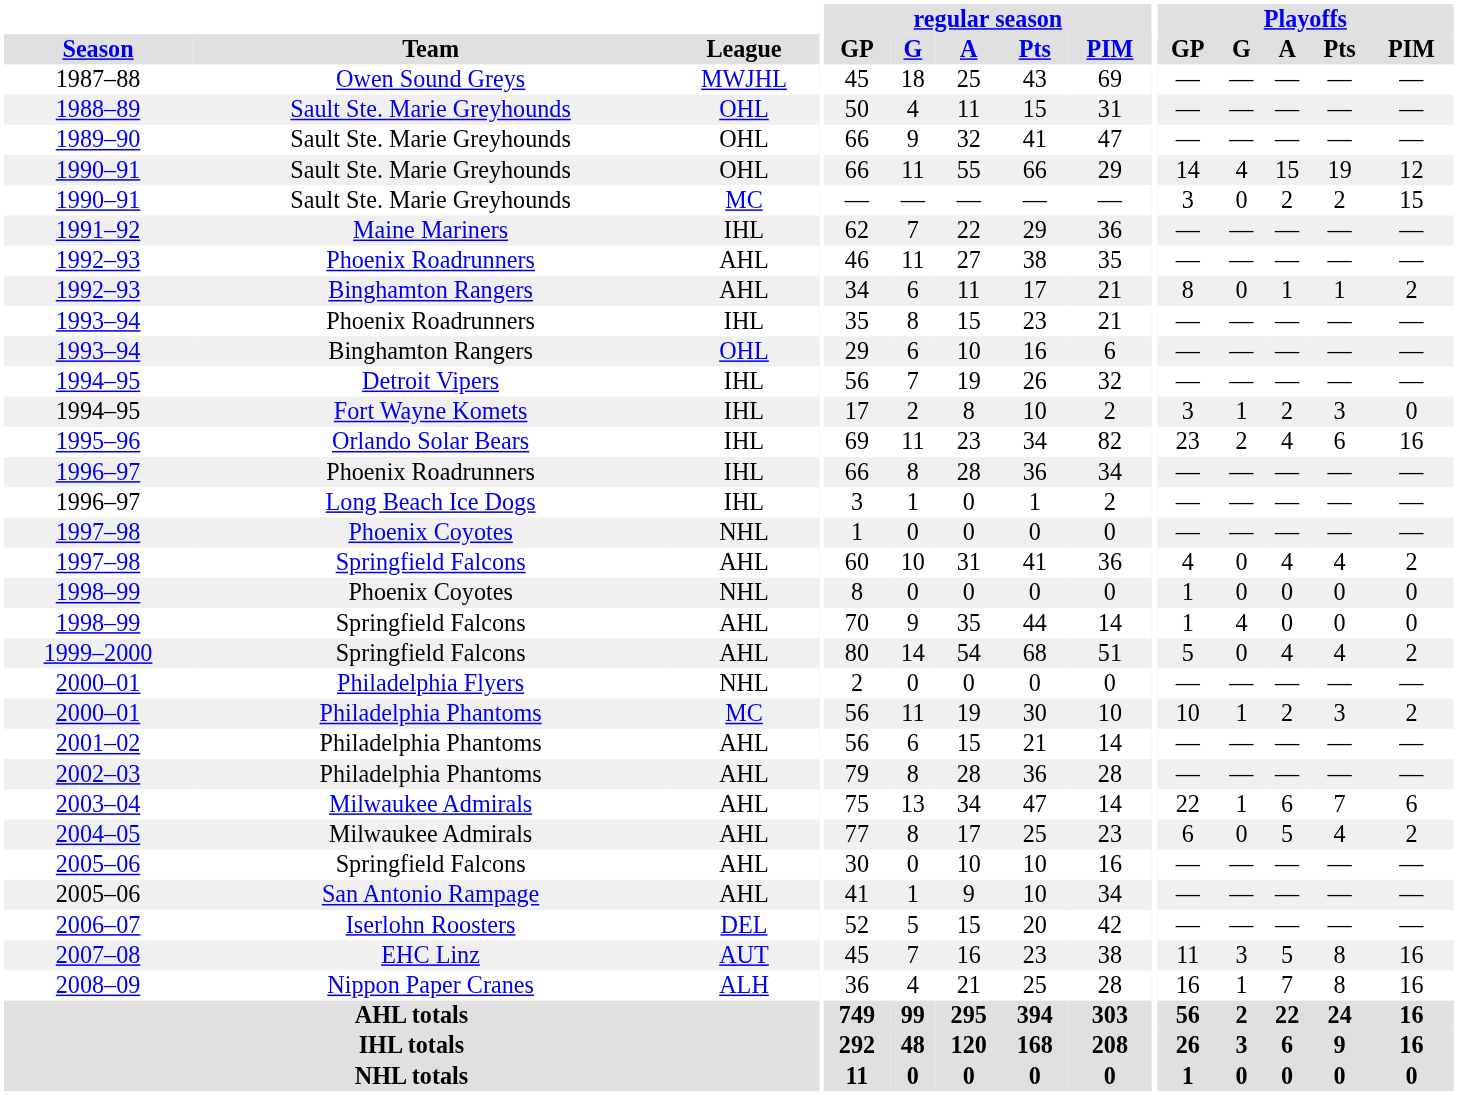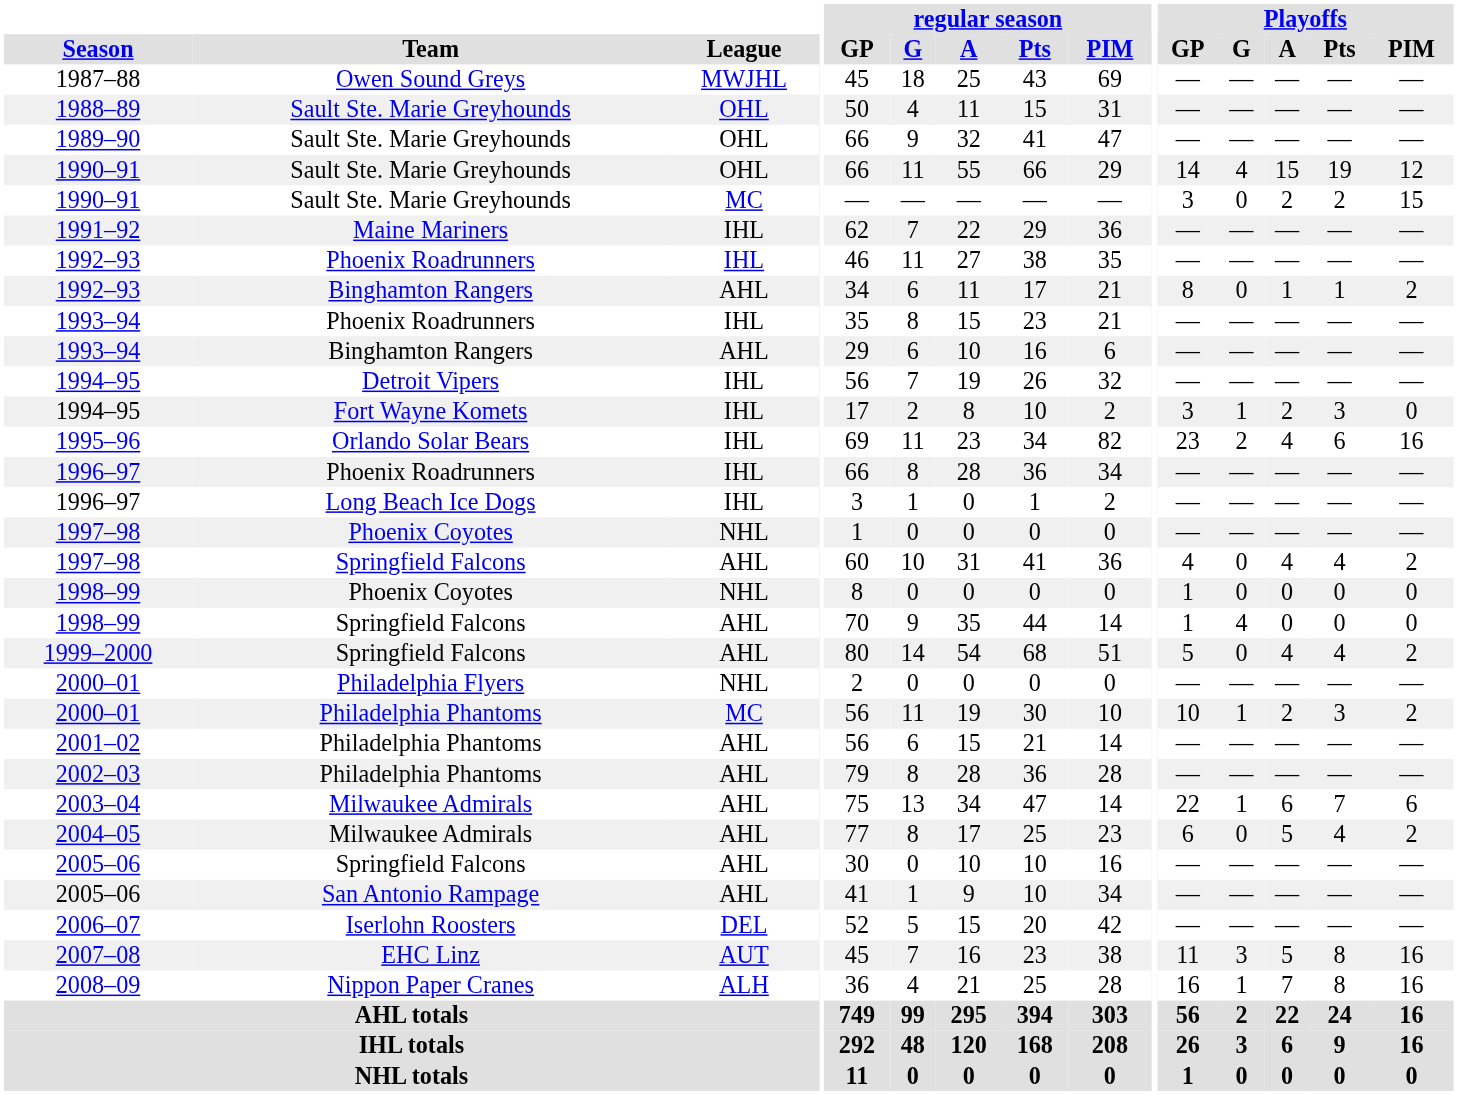(744, 260) AHL -> (744, 260) IHL
(744, 351) OHL -> (744, 351) AHL
